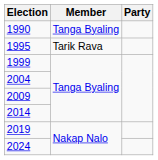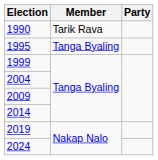(86, 29) Tanga Byaling -> (78, 29) Tarik Rava
(78, 46) Tarik Rava -> (86, 46) Tanga Byaling
